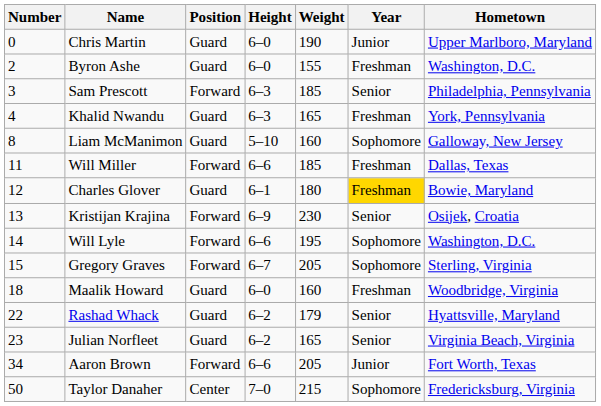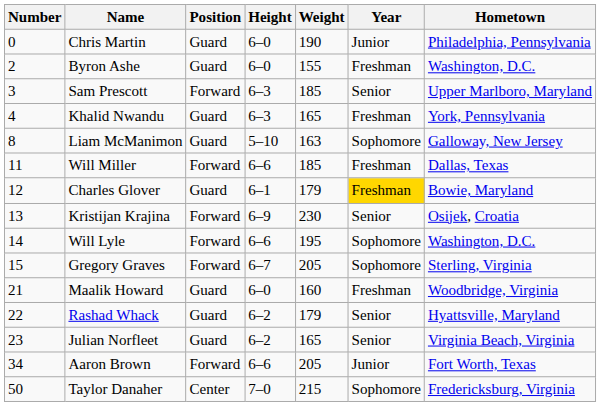(510, 41) Upper Marlboro, Maryland -> (509, 41) Philadelphia, Pennsylvania
(509, 91) Philadelphia, Pennsylvania -> (510, 91) Upper Marlboro, Maryland
(310, 141) 160 -> (310, 141) 163
(310, 190) 180 -> (310, 190) 179
(16, 290) 18 -> (16, 290) 21
